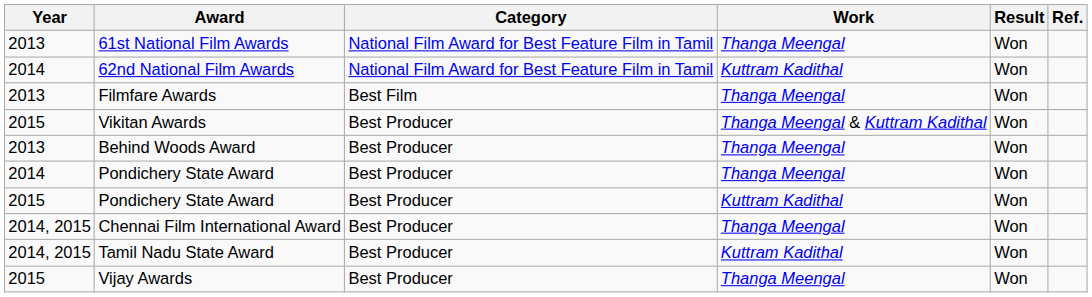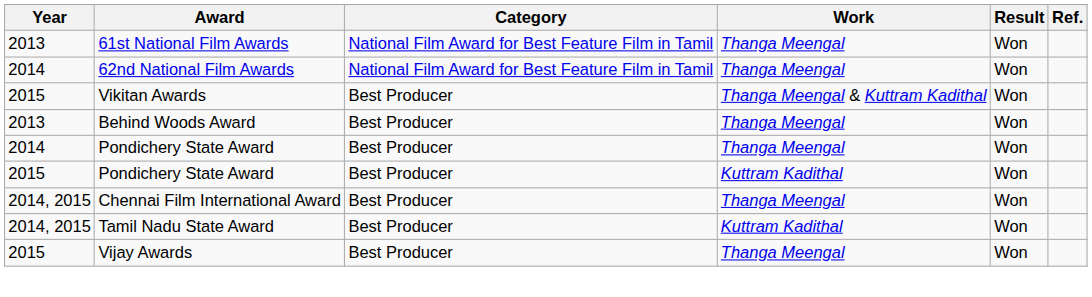(782, 69) Kuttram Kadithal -> (783, 69) Thanga Meengal
- row: (27, 95)
